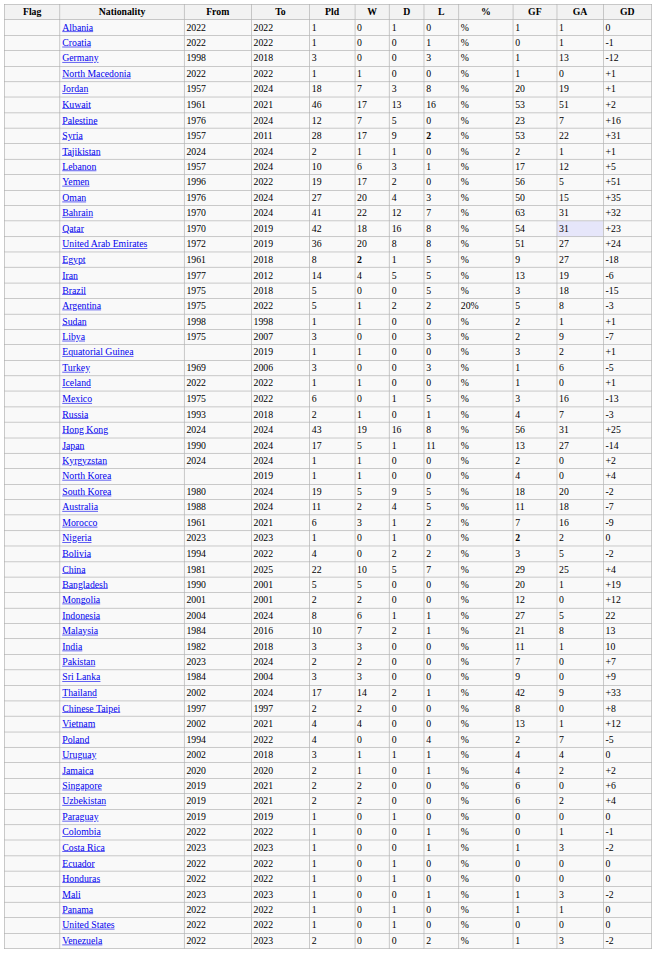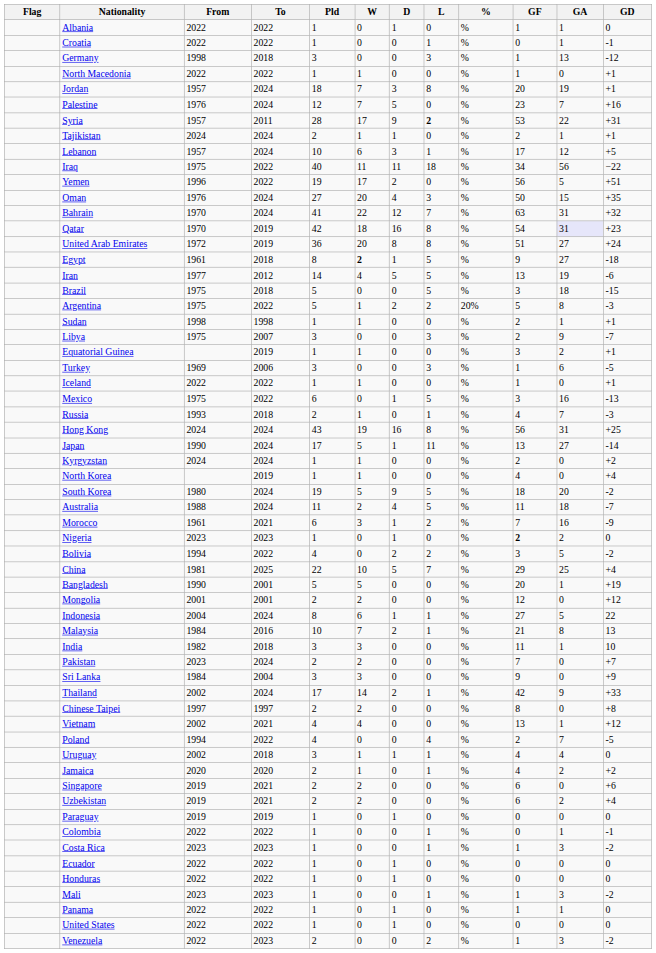- row: (77, 105)
+ row: (70, 167)
